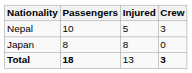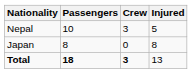columns swapped: (172, 13) <-> (139, 13)
